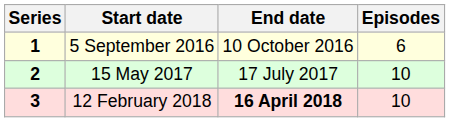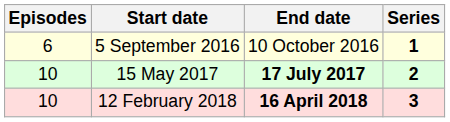columns swapped: (35, 18) <-> (401, 18)
(288, 74) normal -> (313, 74) bold
